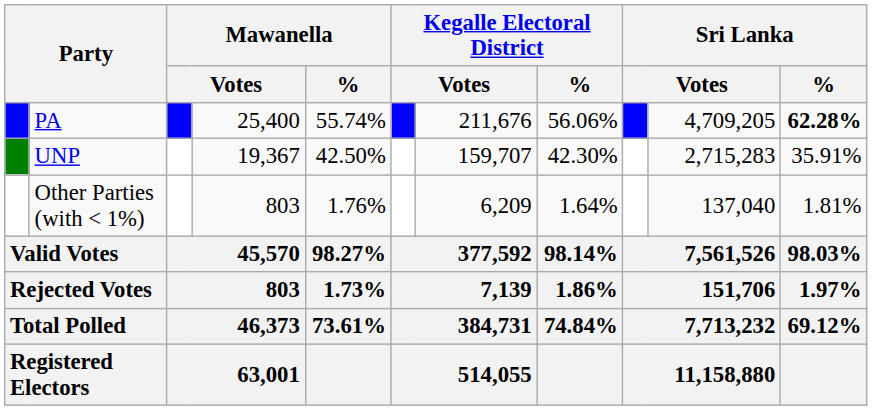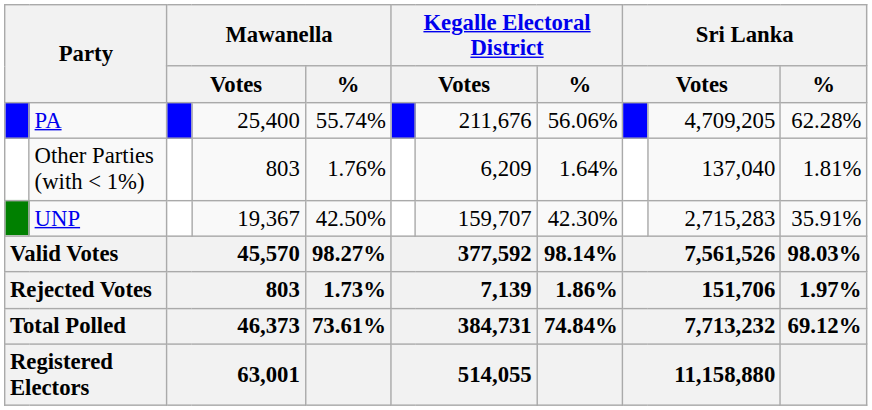(824, 120) bold -> (826, 120) normal
rows swapped: (57, 156) <-> (94, 204)
